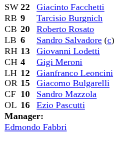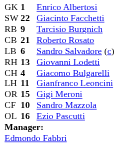+ row: (11, 7)
(25, 29) 20 -> (25, 40) 21
(59, 62) Gigi Meroni -> (73, 72) Giacomo Bulgarelli
(25, 72) 12 -> (25, 83) 11
(73, 83) Giacomo Bulgarelli -> (59, 94) Gigi Meroni
